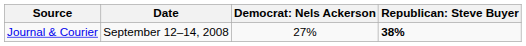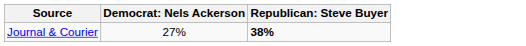- column: (166, 13)
